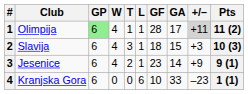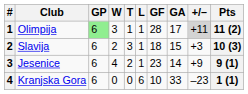(115, 30) 4 -> (115, 30) 3
(115, 47) 4 -> (115, 47) 2
